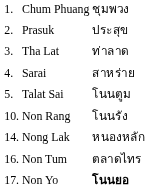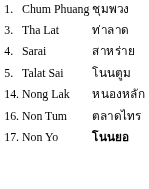- row: (38, 30)
- row: (46, 115)
